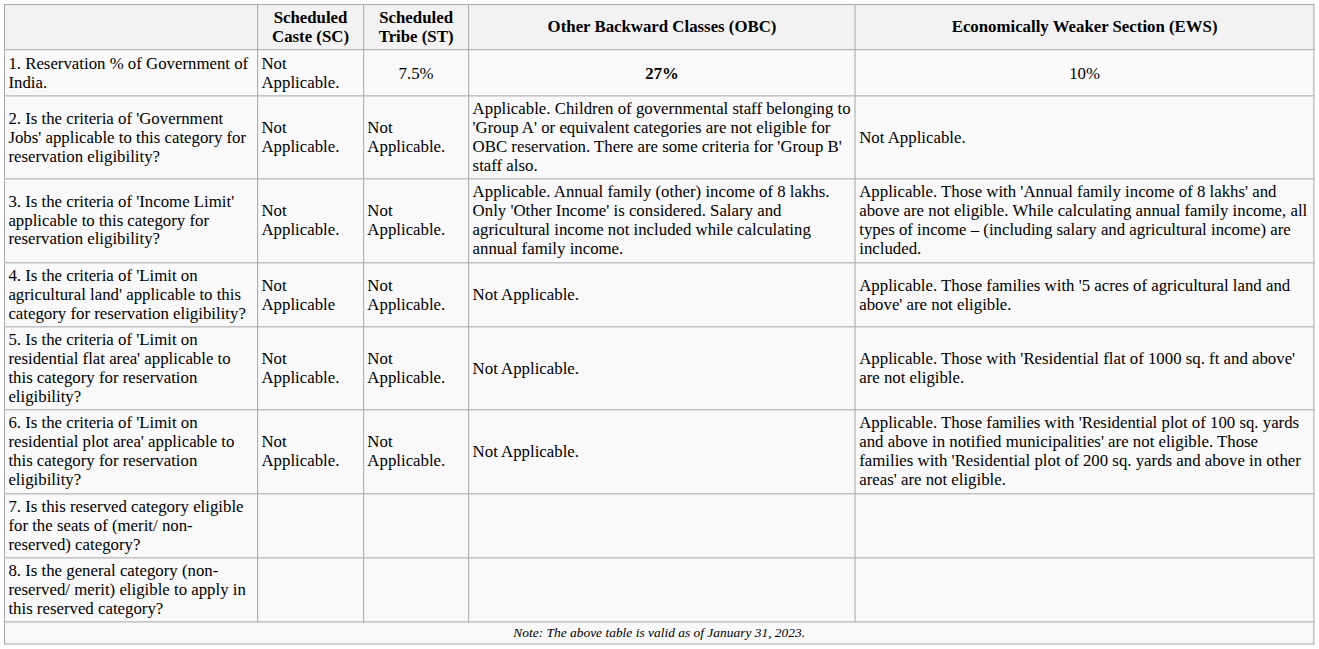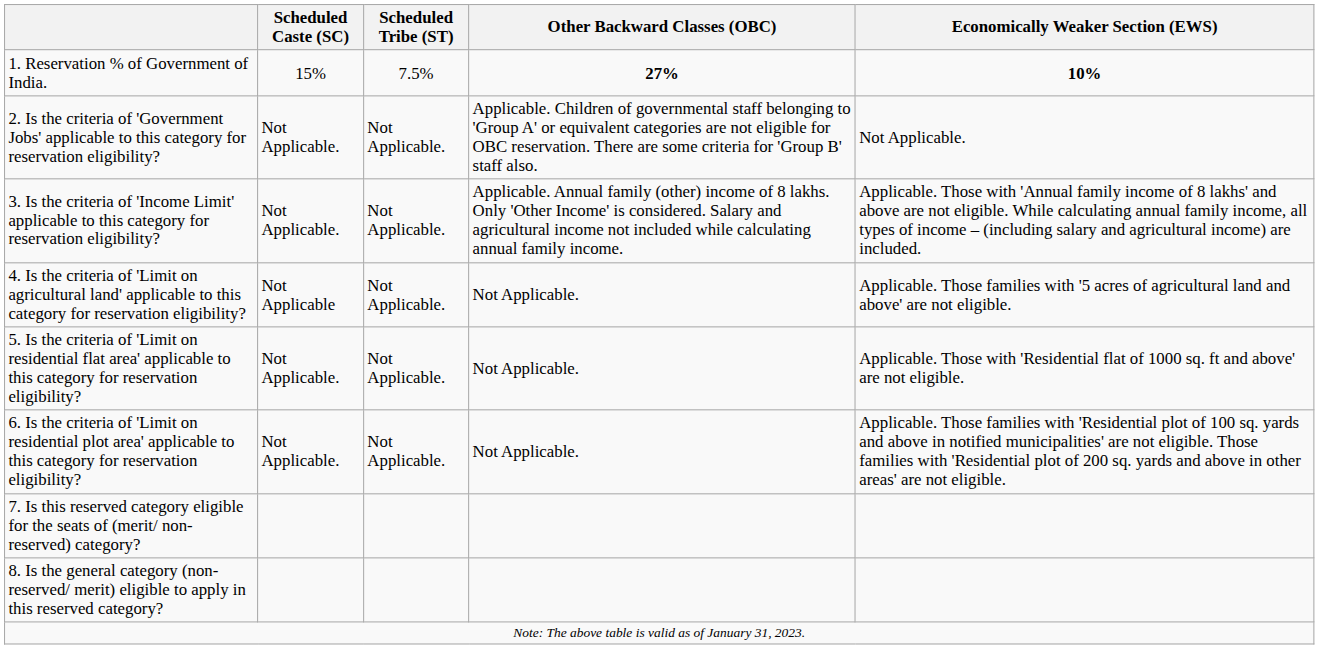(300, 72) Not Applicable. -> (311, 72) 15%
(1085, 72) normal -> (1085, 72) bold
